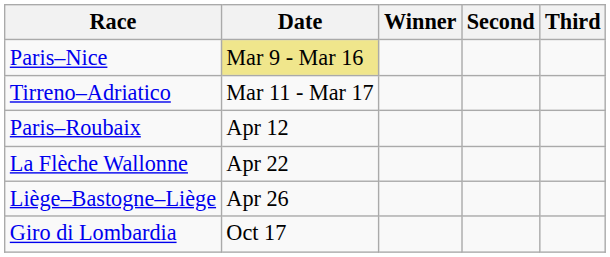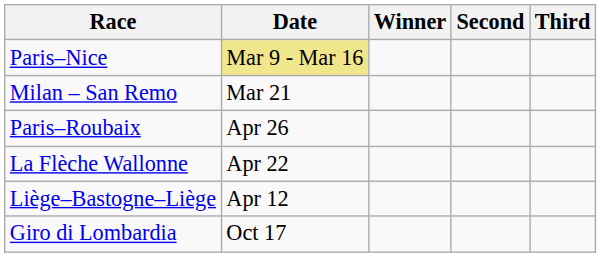- row: (90, 92)
+ row: (94, 92)
(258, 127) Apr 12 -> (258, 127) Apr 26
(258, 198) Apr 26 -> (258, 198) Apr 12
